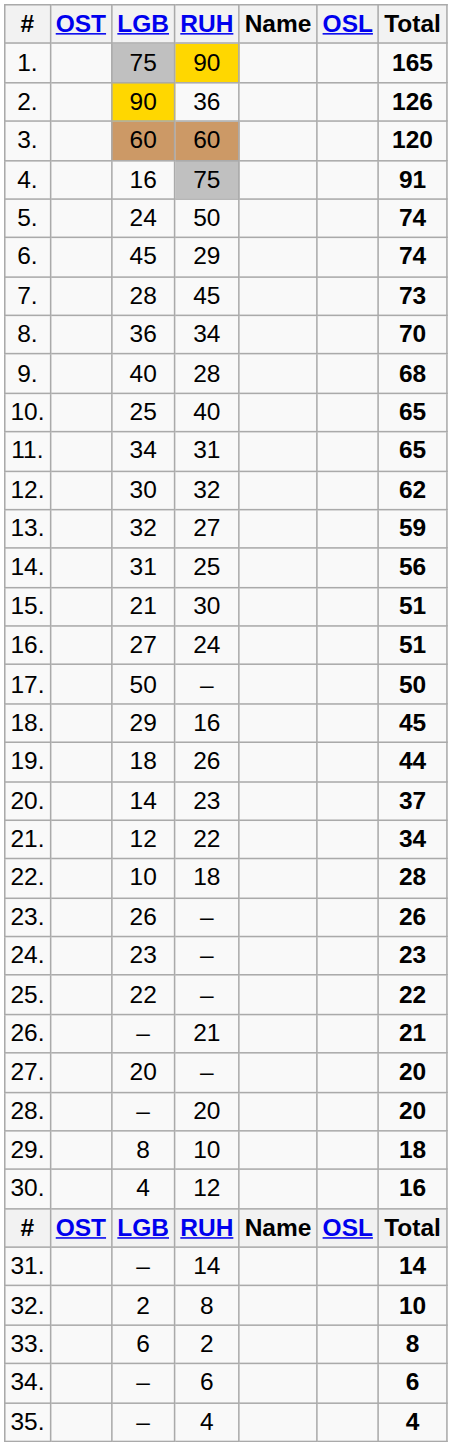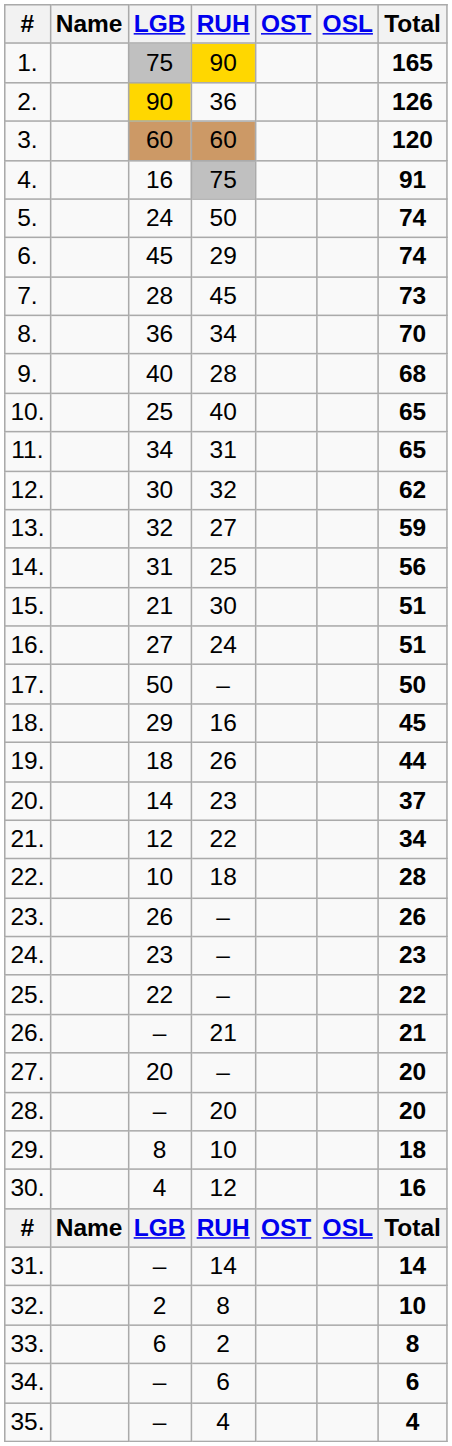columns swapped: (278, 23) <-> (81, 23)
